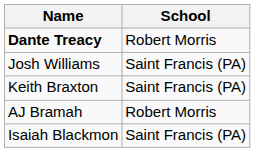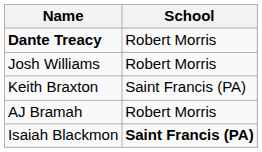(186, 64) Saint Francis (PA) -> (171, 64) Robert Morris
(186, 135) normal -> (189, 135) bold
